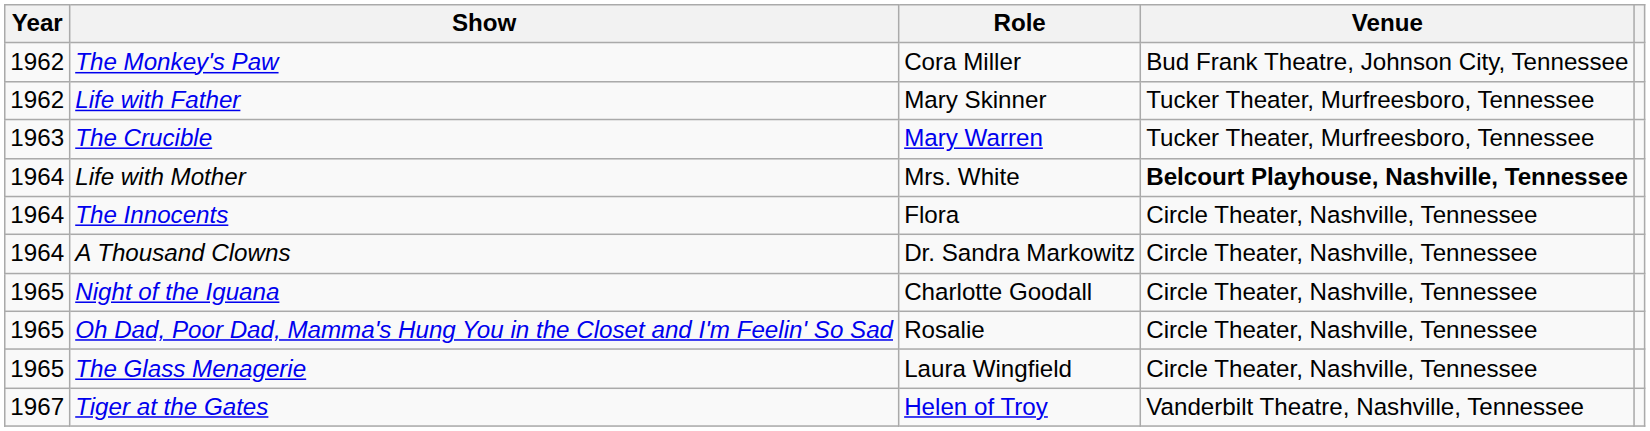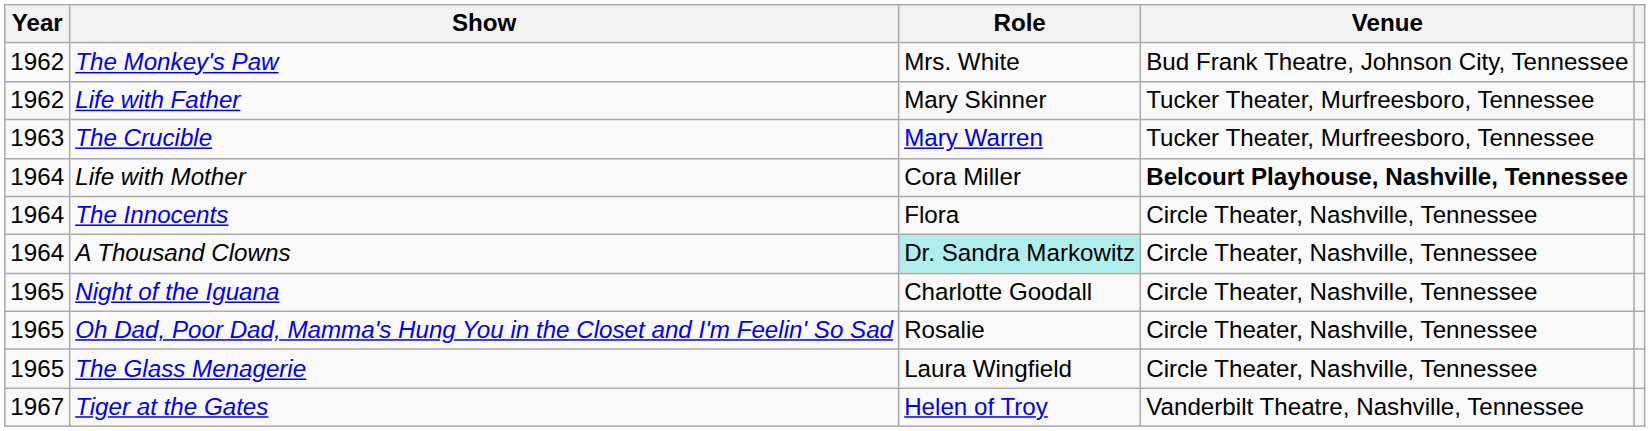(963, 61) Cora Miller -> (962, 61) Mrs. White
(962, 176) Mrs. White -> (963, 176) Cora Miller
(1020, 253) no background -> (1020, 253) paleturquoise background
